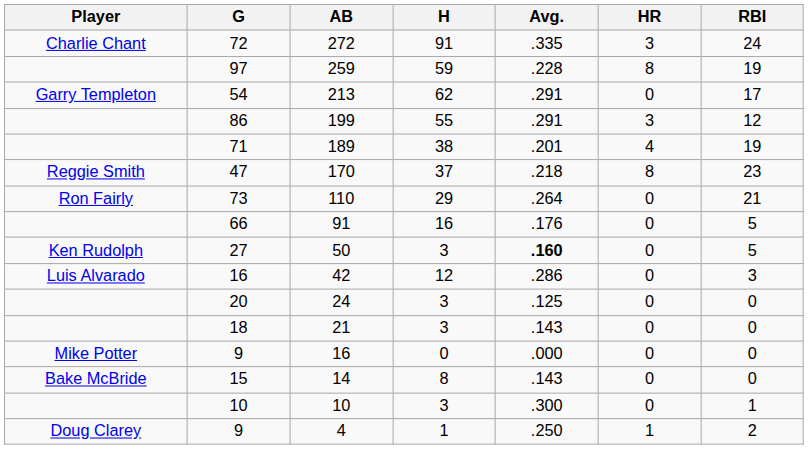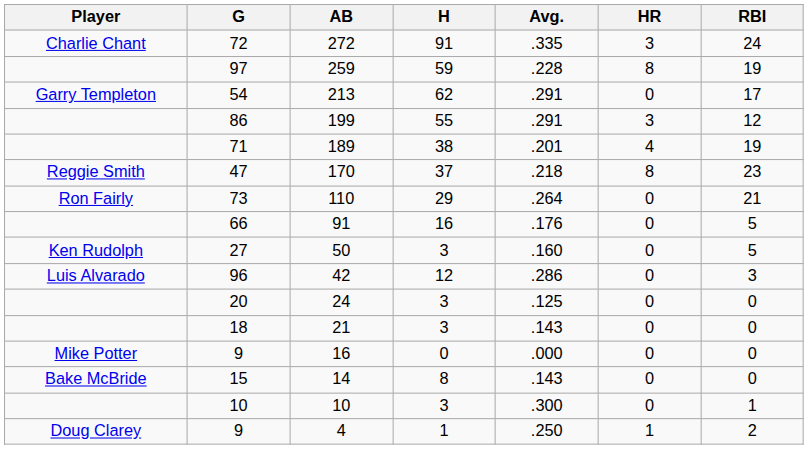(547, 250) bold -> (547, 250) normal
(239, 276) 16 -> (239, 276) 96
